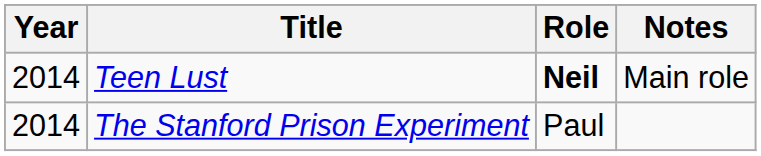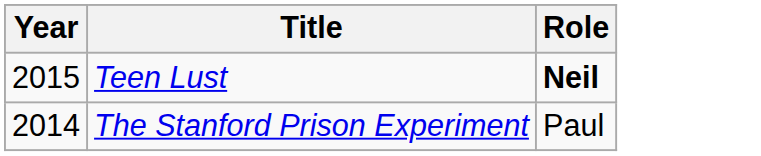- column: (686, 28)
(46, 77) 2014 -> (46, 77) 2015
